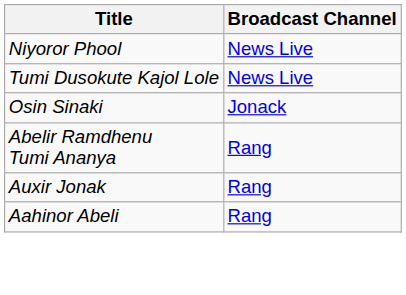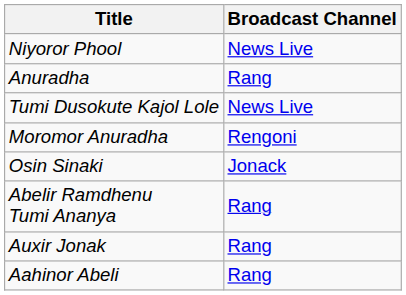+ row: (49, 78)
+ row: (88, 136)
